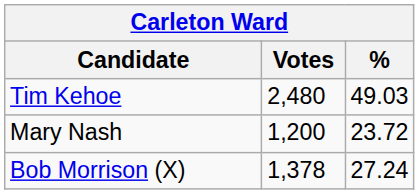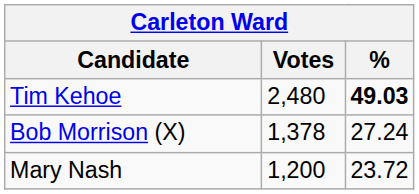(379, 96) normal -> (379, 96) bold
rows swapped: (98, 170) <-> (66, 133)
